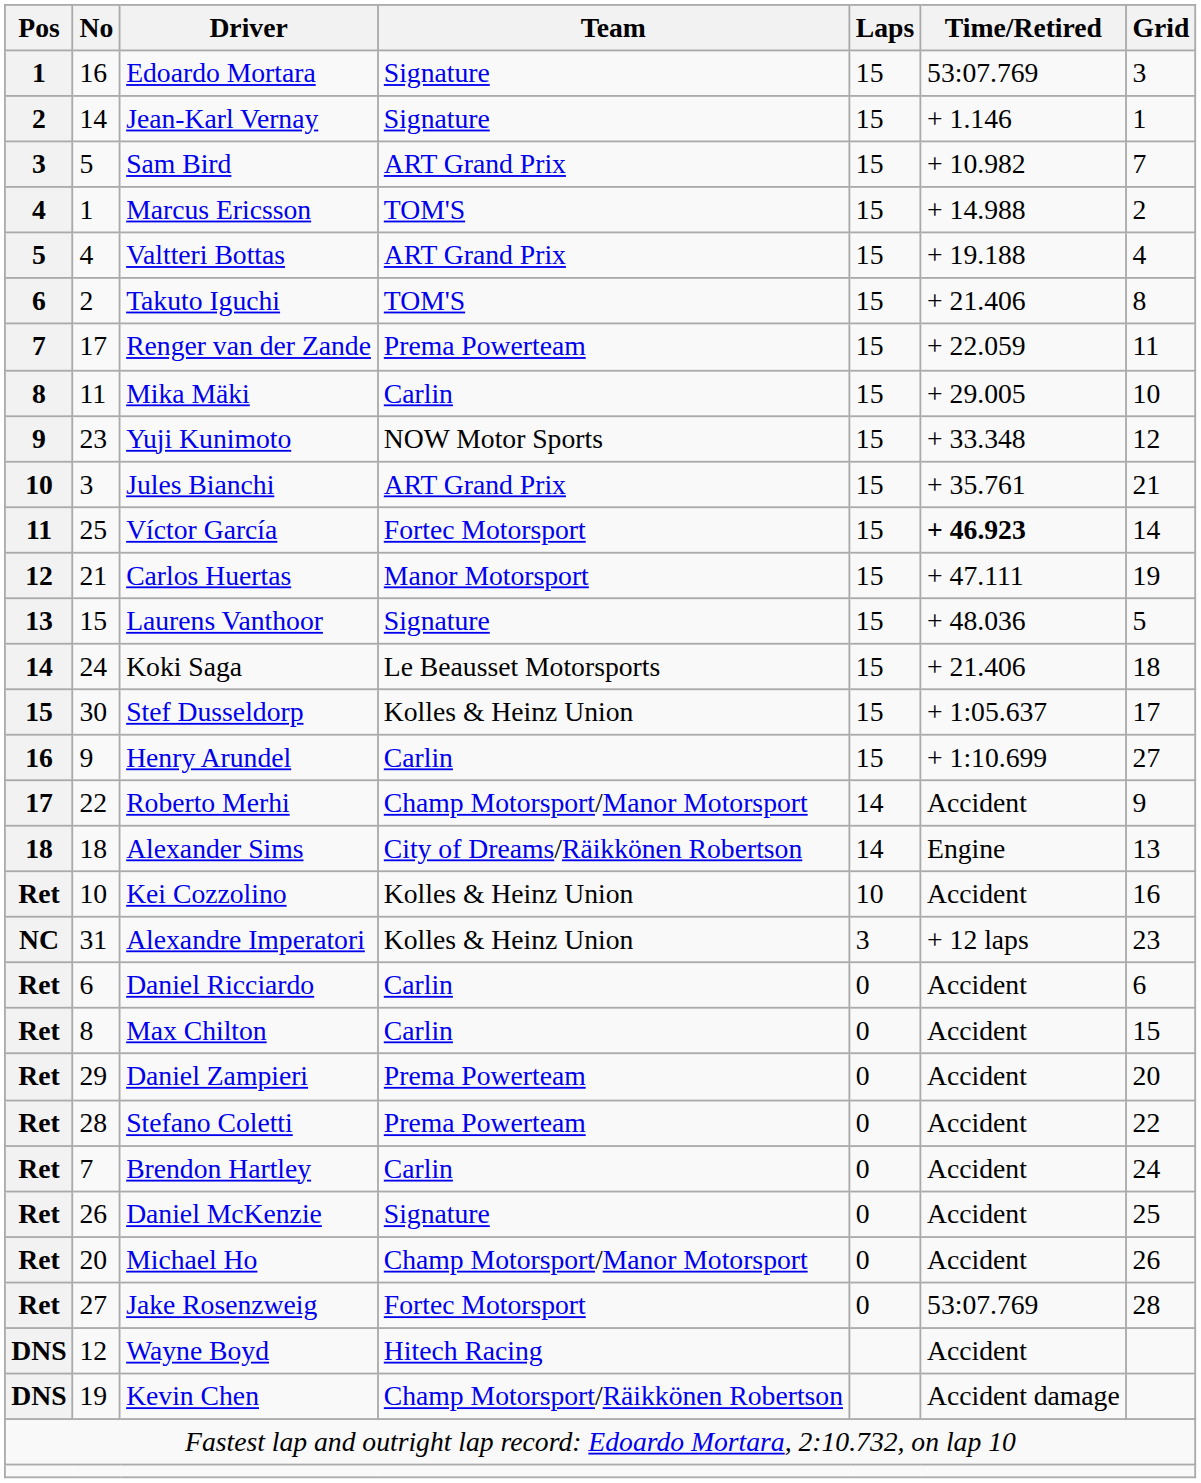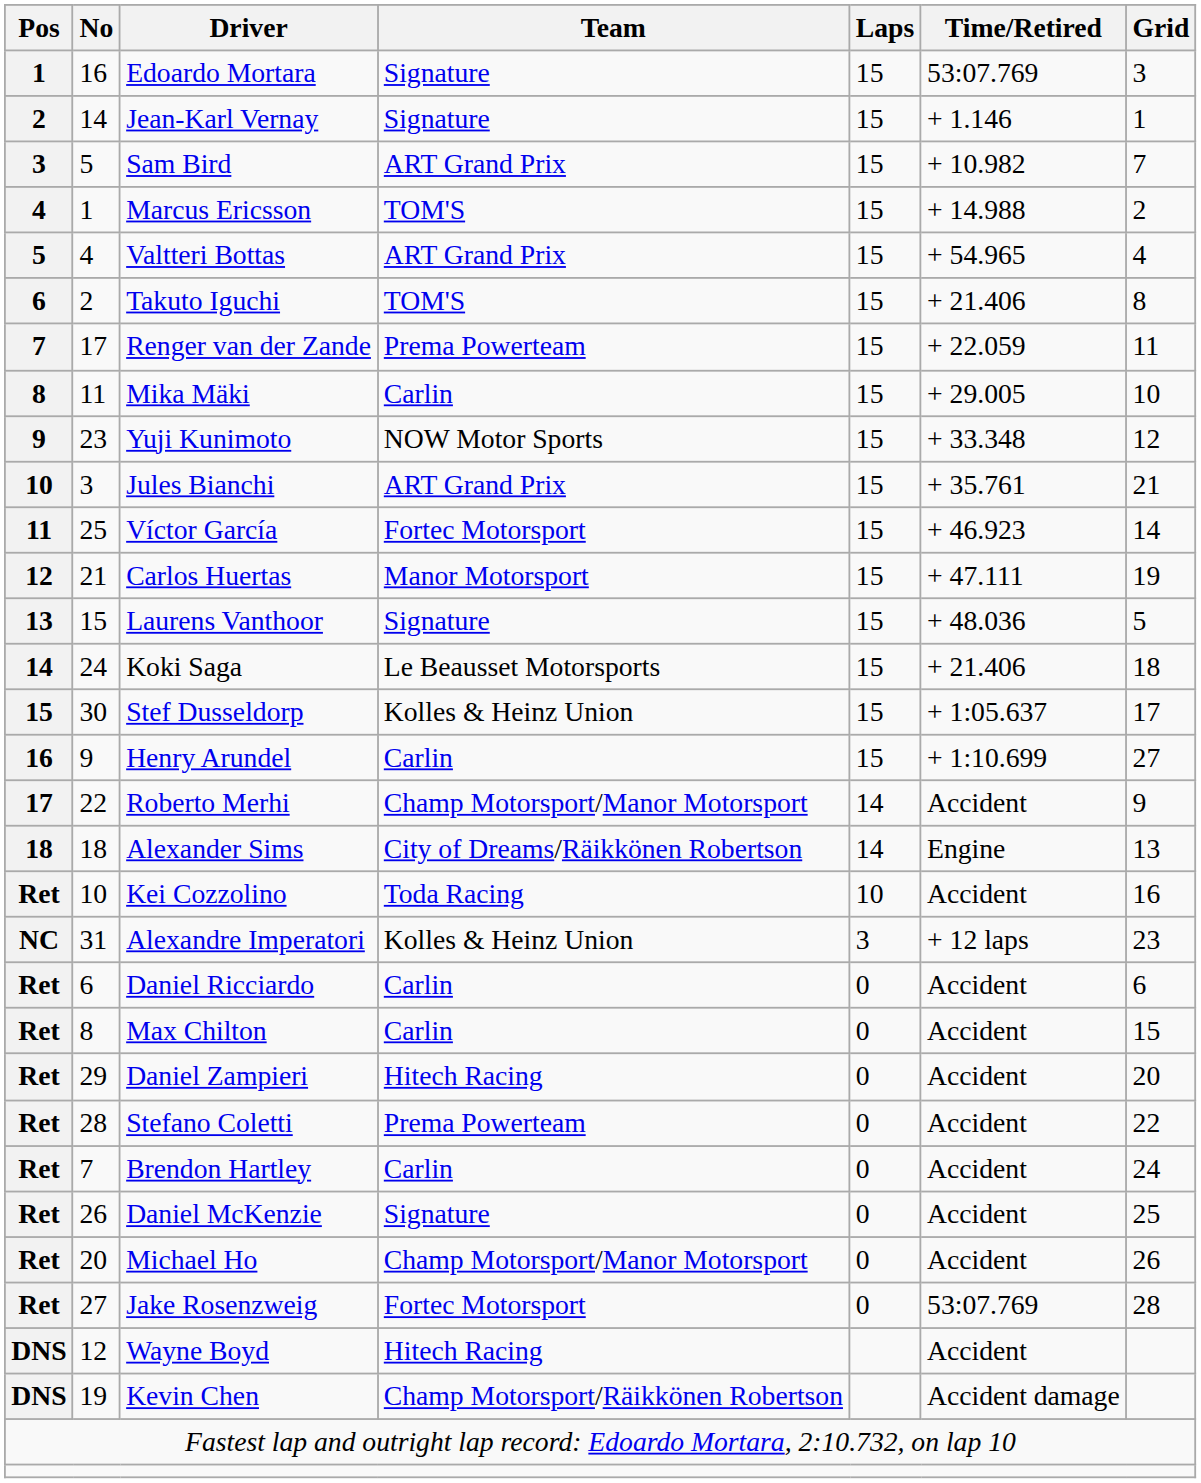(976, 255) + 19.188 -> (976, 255) + 54.965
(976, 529) bold -> (976, 529) normal
(509, 894) Kolles & Heinz Union -> (454, 894) Toda Racing
(485, 1076) Prema Powerteam -> (463, 1076) Hitech Racing
